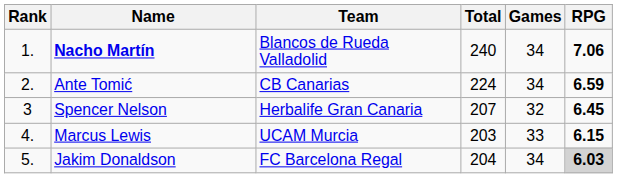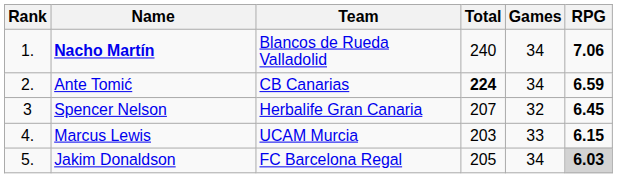(483, 85) normal -> (483, 85) bold
(483, 160) 204 -> (483, 160) 205
